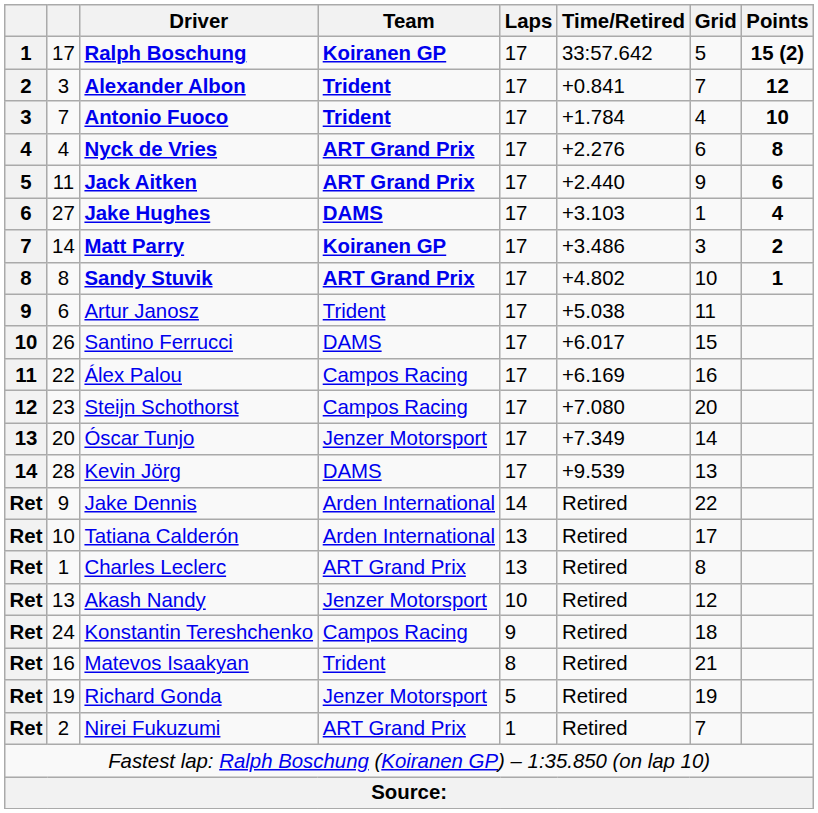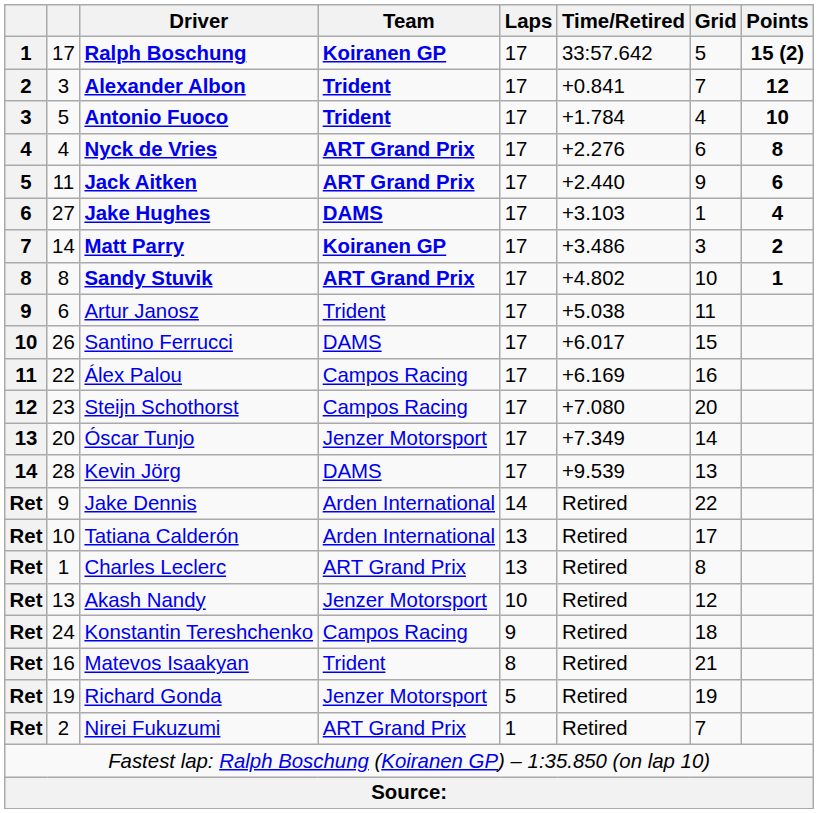(63, 117) 7 -> (63, 117) 5
